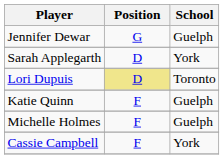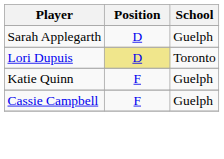- row: (49, 36)
(186, 57) York -> (193, 36) Guelph
- row: (54, 121)
(186, 143) York -> (193, 100) Guelph
